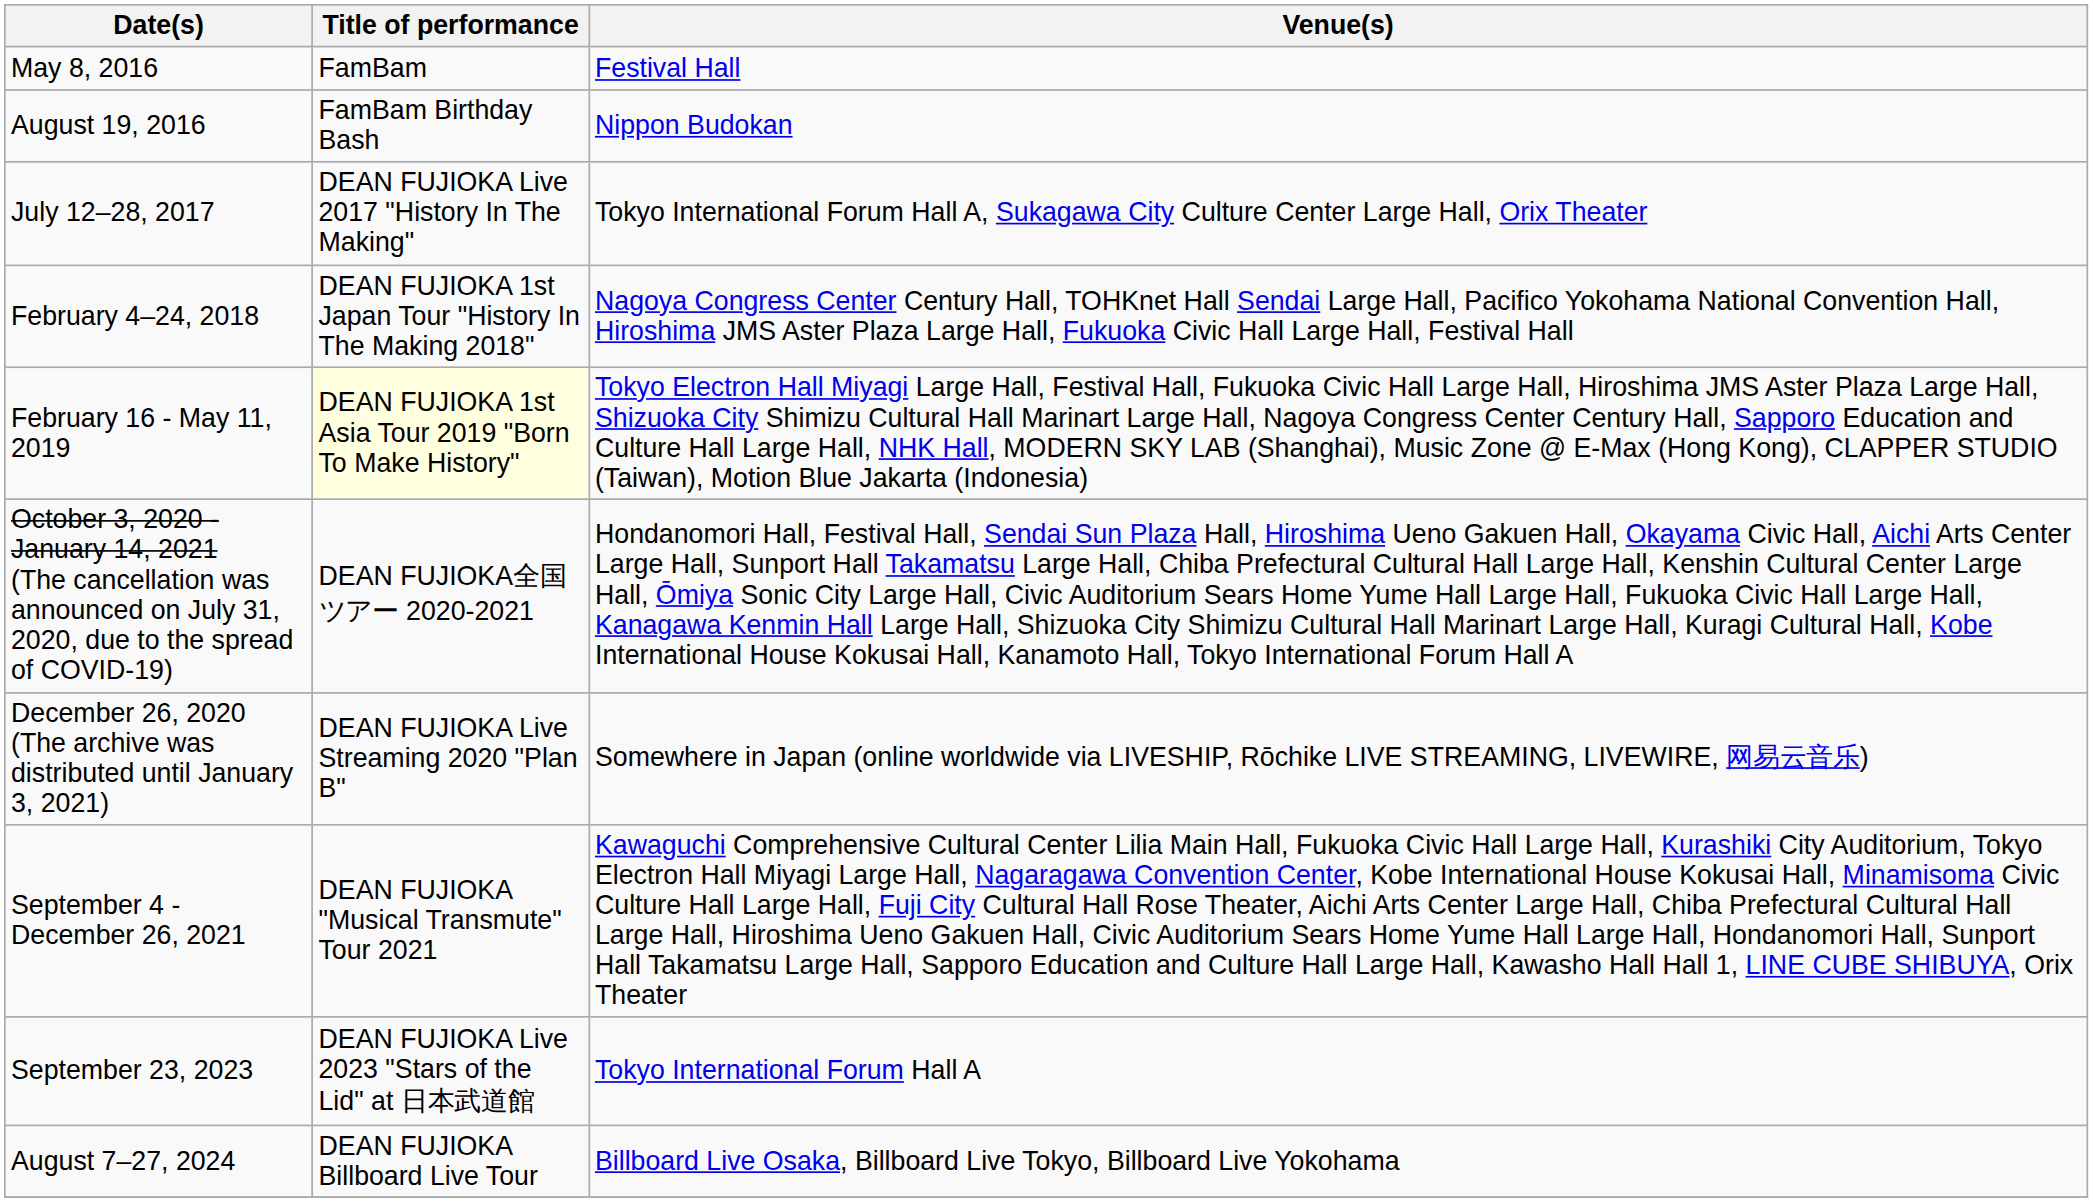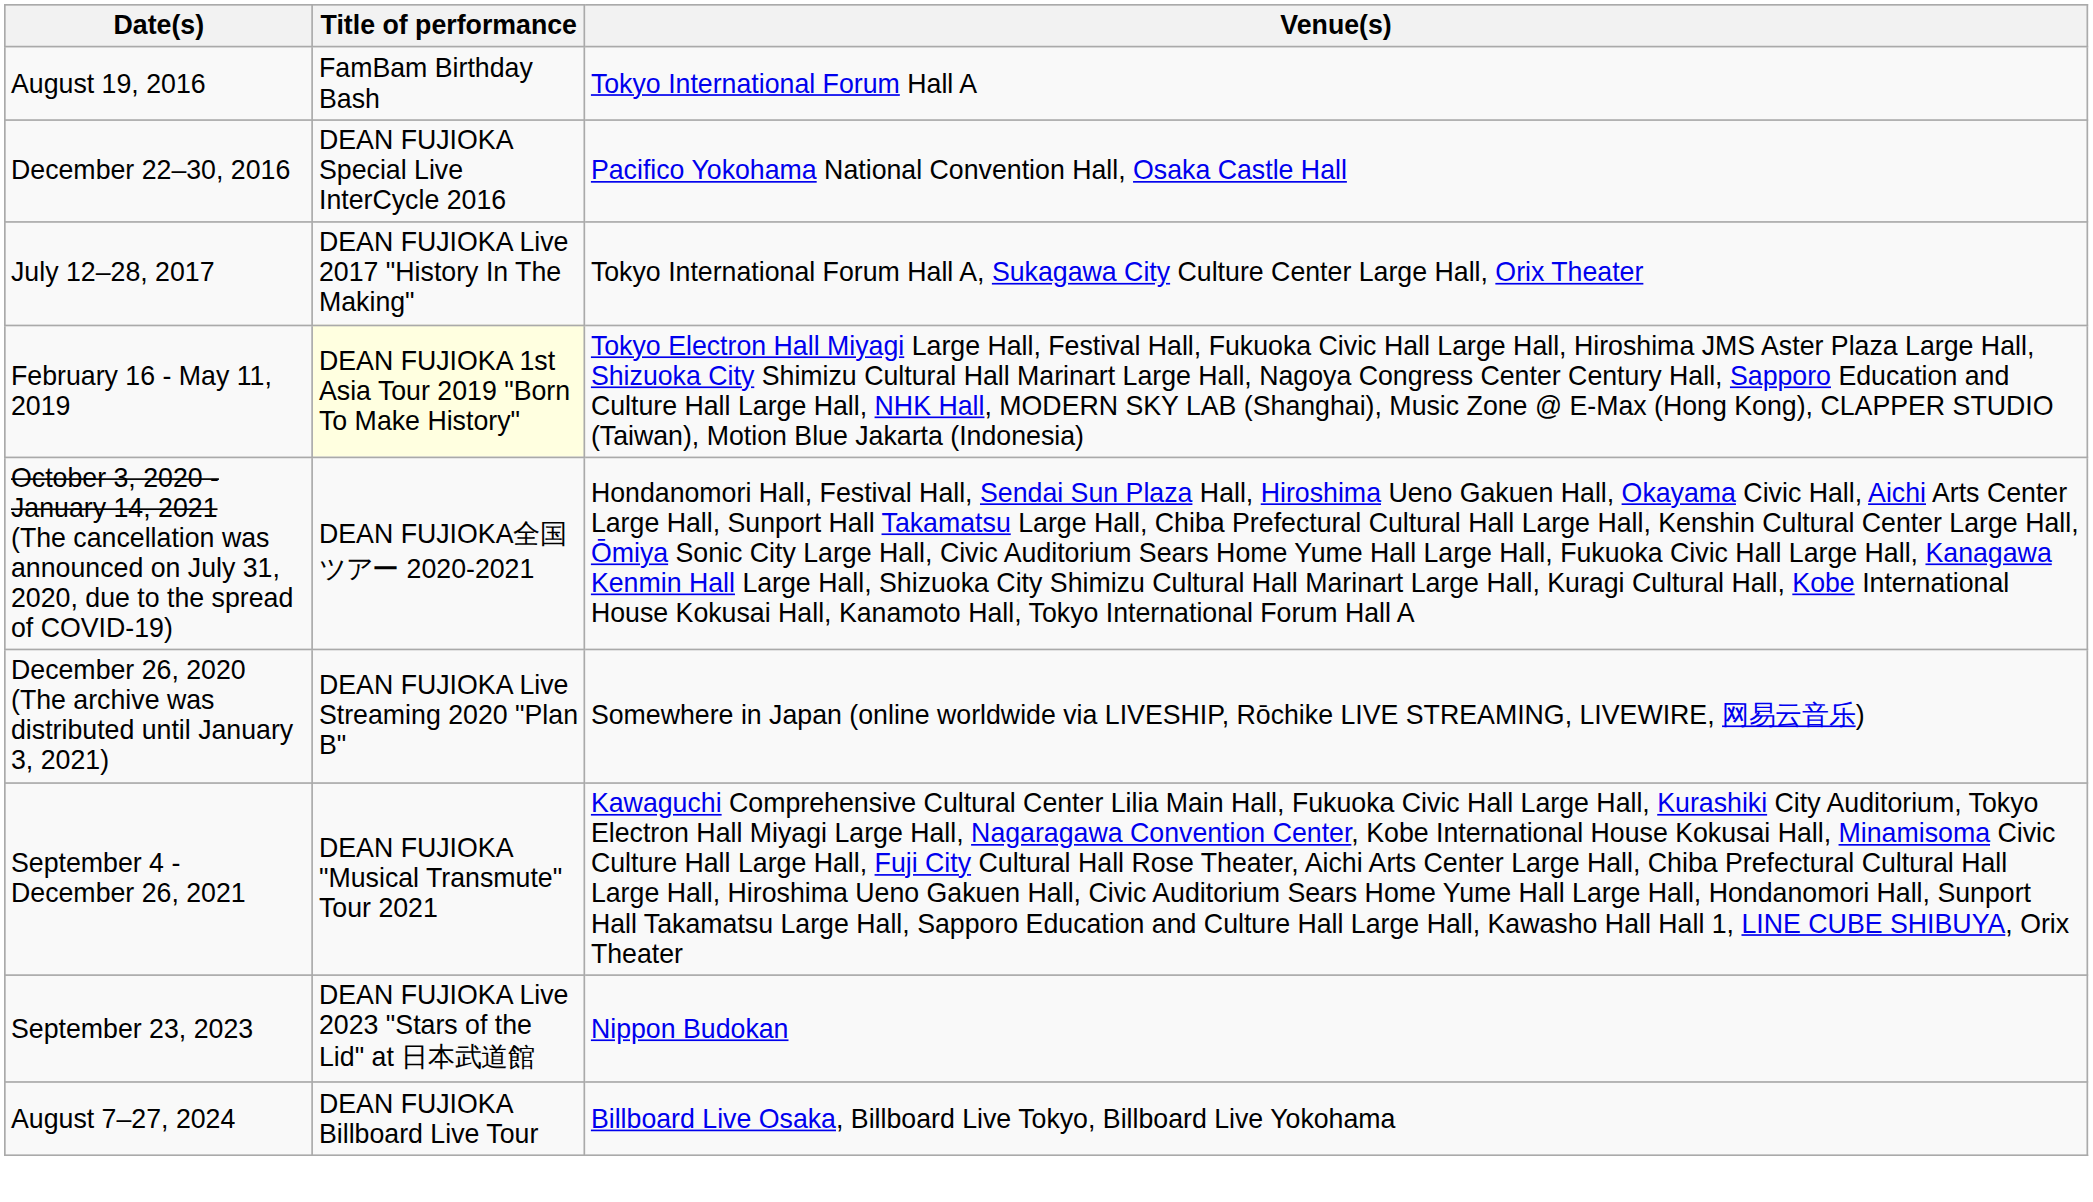- row: (85, 68)
(694, 125) Nippon Budokan -> (784, 83) Tokyo International Forum Hall A
+ row: (151, 170)
- row: (135, 315)
(788, 1070) Tokyo International Forum Hall A -> (690, 1028) Nippon Budokan
